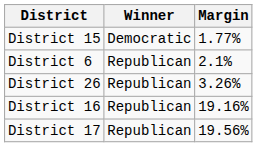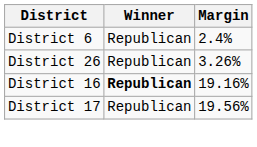- row: (54, 39)
(215, 62) 2.1% -> (215, 39) 2.4%
(149, 108) normal -> (149, 85) bold
